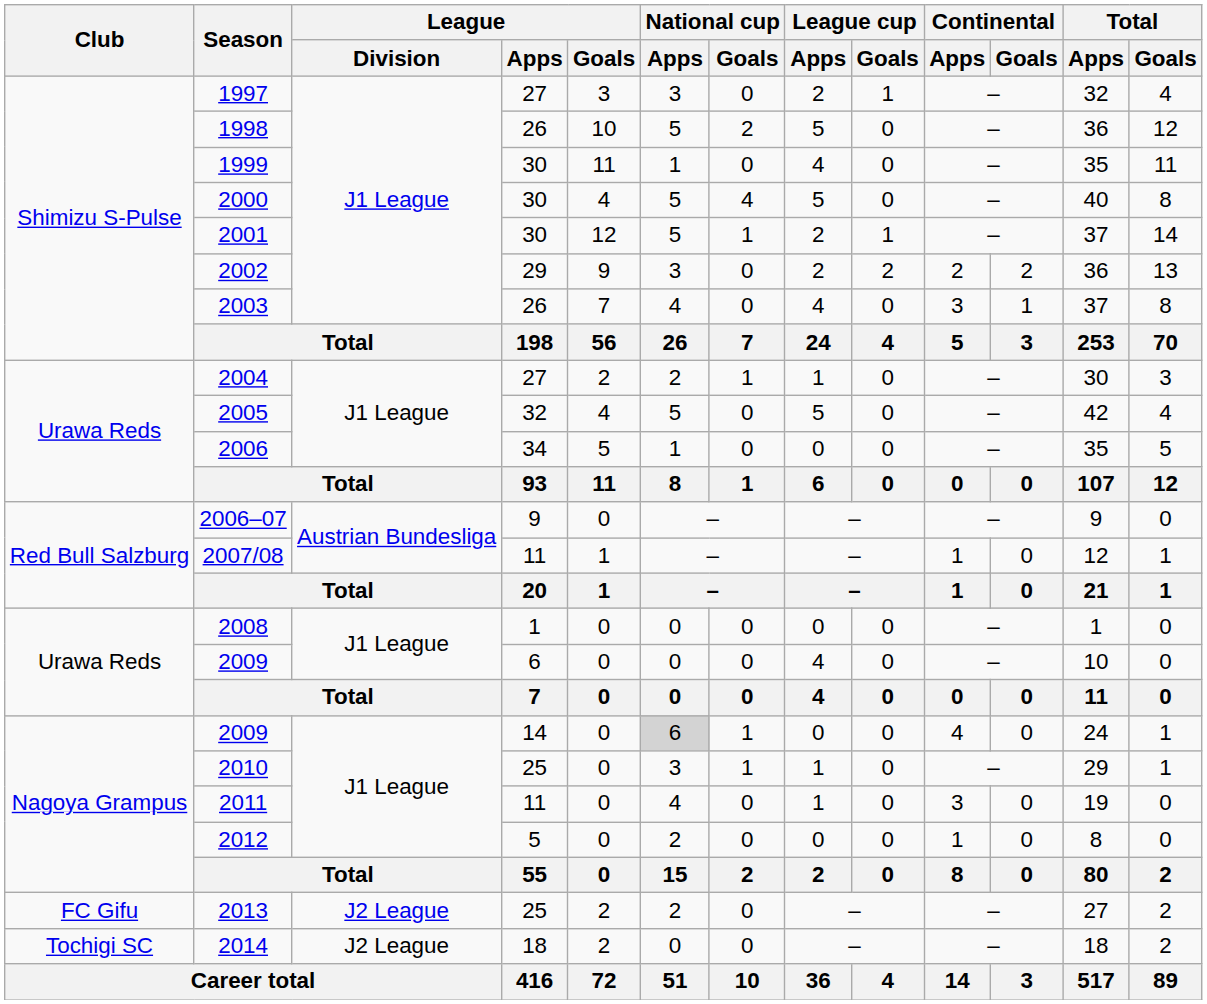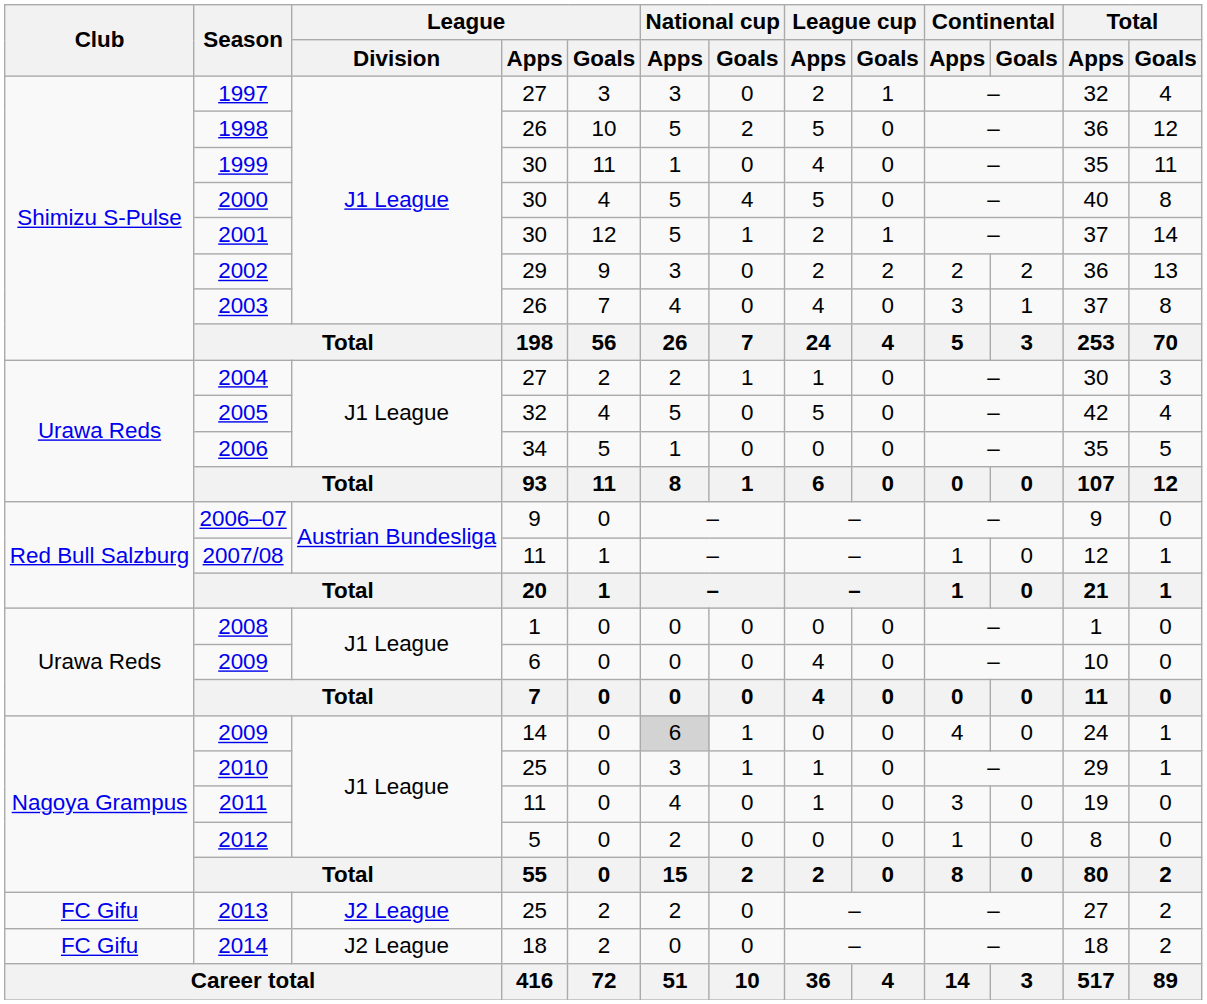(100, 945) Tochigi SC -> (100, 945) FC Gifu
